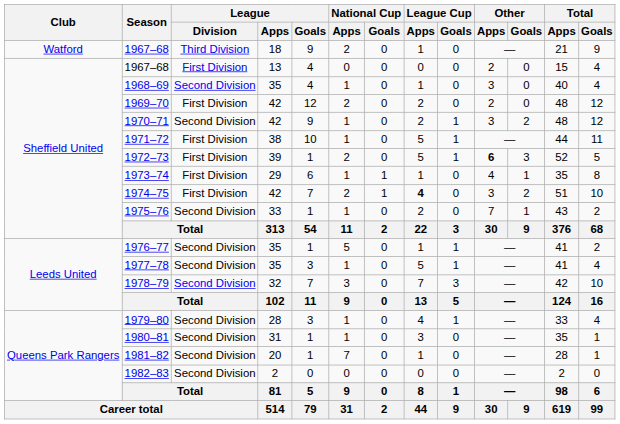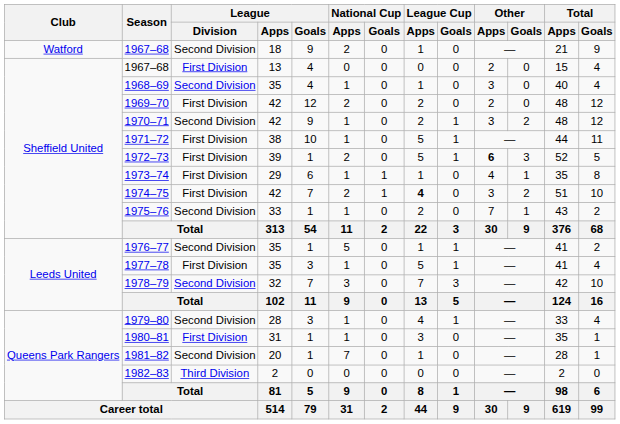(215, 49) Third Division -> (215, 49) Second Division
(215, 265) Second Division -> (215, 265) First Division
(215, 337) Second Division -> (215, 337) First Division
(215, 373) Second Division -> (215, 373) Third Division
